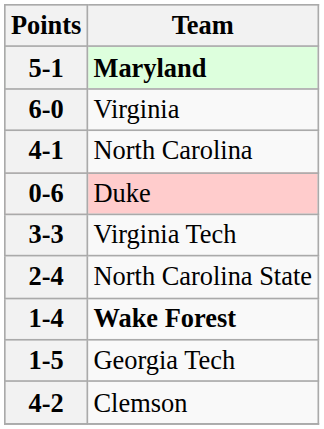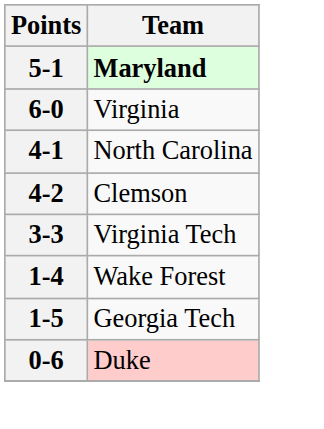rows swapped: (46, 402) <-> (46, 192)
- row: (46, 276)
(165, 318) bold -> (160, 276) normal
